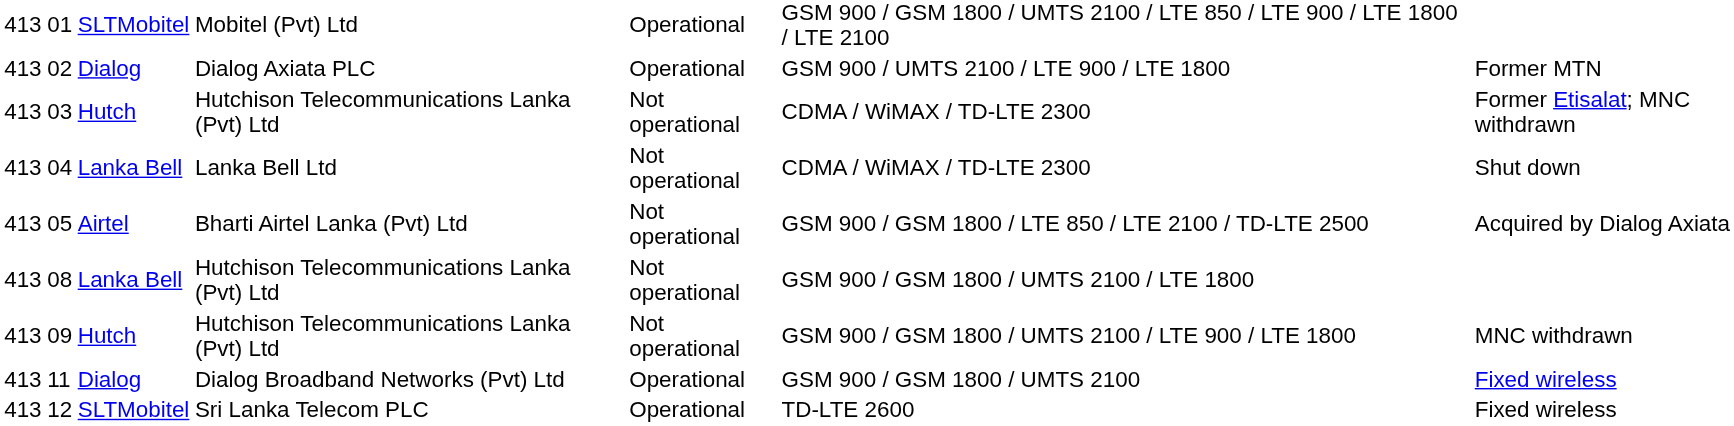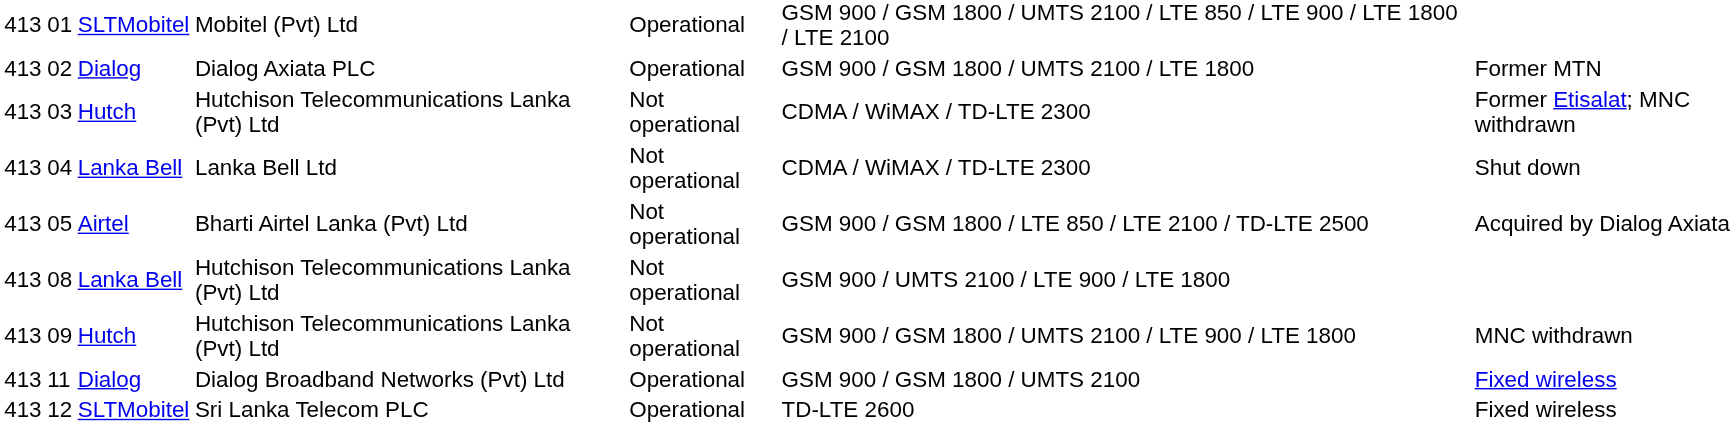(1006, 68) GSM 900 / UMTS 2100 / LTE 900 / LTE 1800 -> (1018, 68) GSM 900 / GSM 1800 / UMTS 2100 / LTE 1800
(1018, 280) GSM 900 / GSM 1800 / UMTS 2100 / LTE 1800 -> (1006, 280) GSM 900 / UMTS 2100 / LTE 900 / LTE 1800
